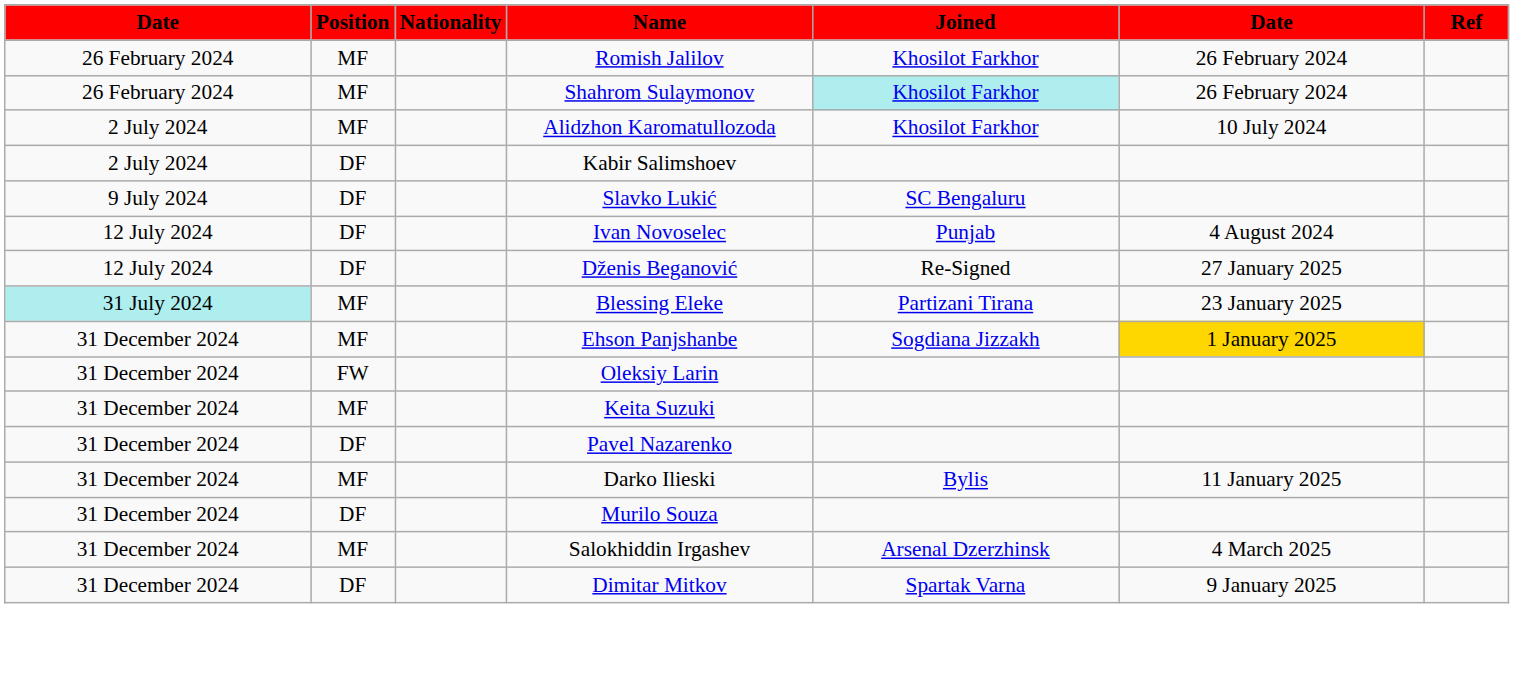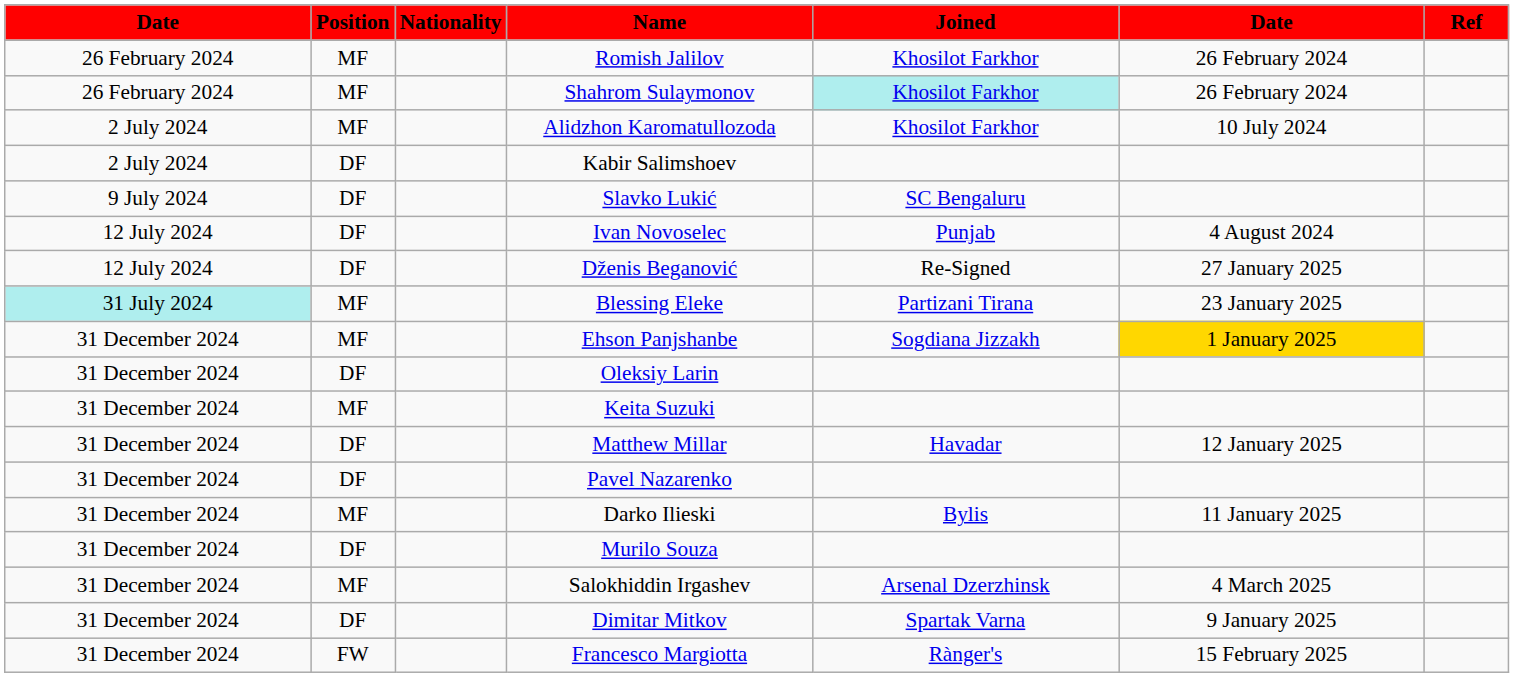(353, 373) FW -> (353, 373) DF
+ row: (659, 444)
+ row: (659, 655)
